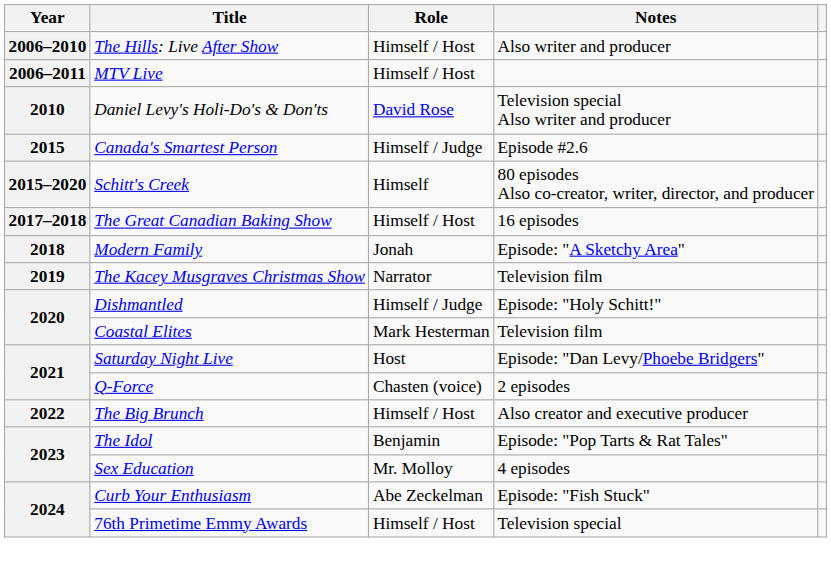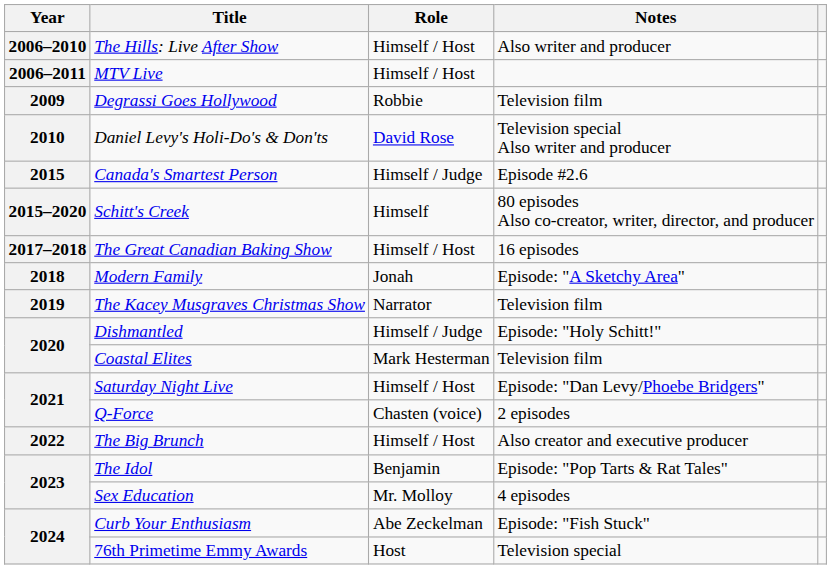+ row: (185, 100)
(389, 358) Host -> (424, 385) Himself / Host
(424, 522) Himself / Host -> (389, 550) Host
